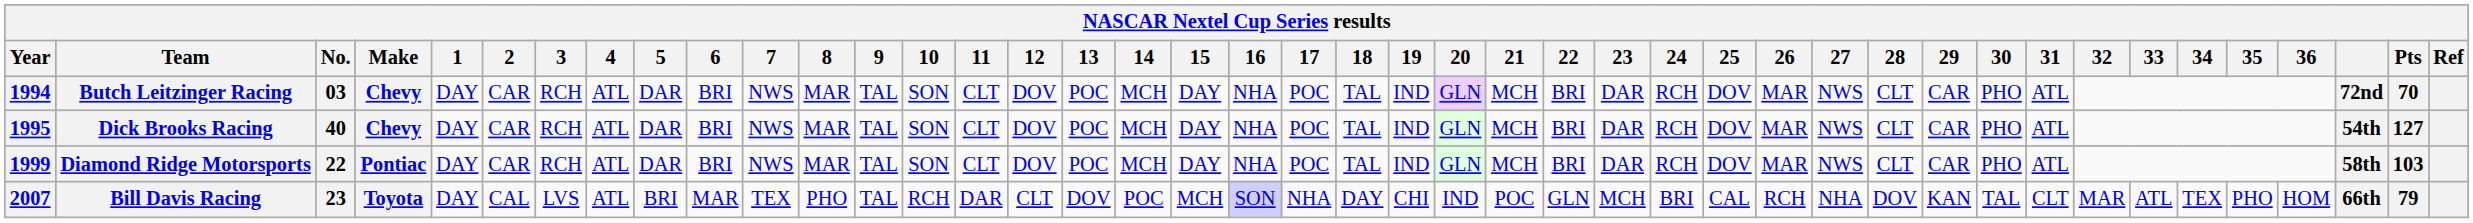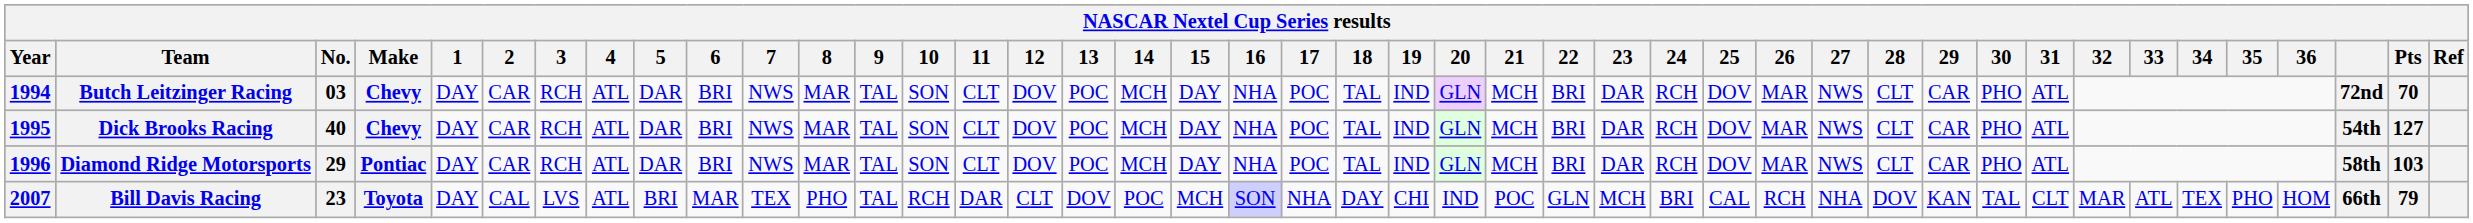(30, 163) 1999 -> (30, 163) 1996
(336, 163) 22 -> (336, 163) 29
